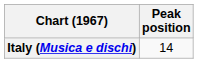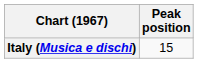(166, 48) 14 -> (166, 48) 15
